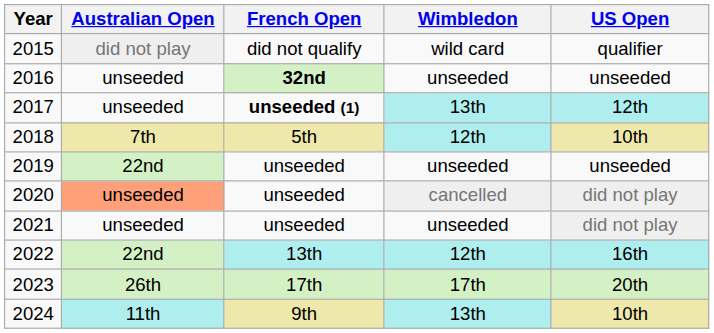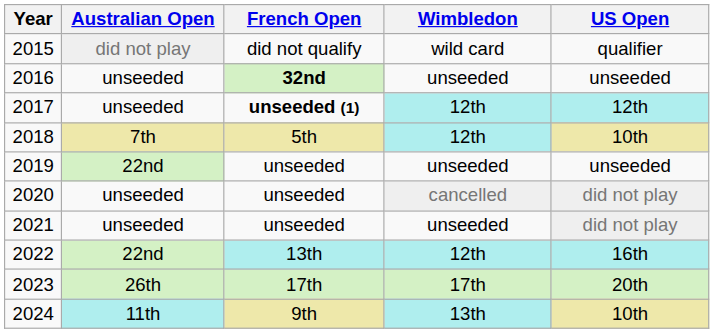(468, 107) 13th -> (468, 107) 12th
(143, 195) lightsalmon background -> (143, 195) no background
